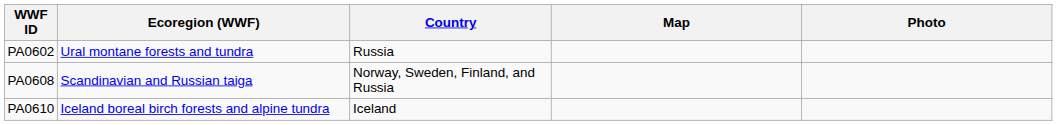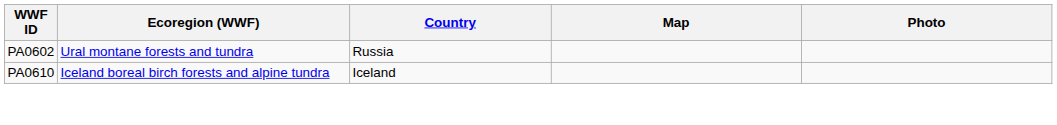- row: (31, 80)
